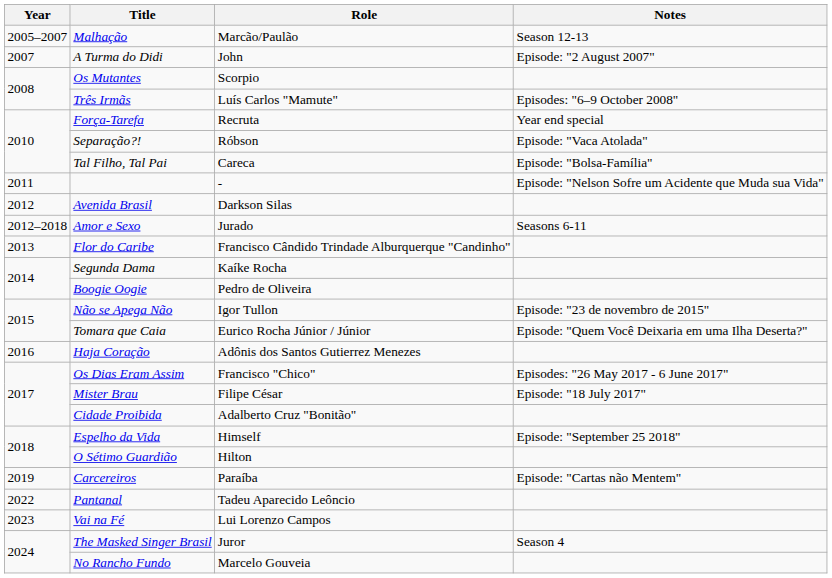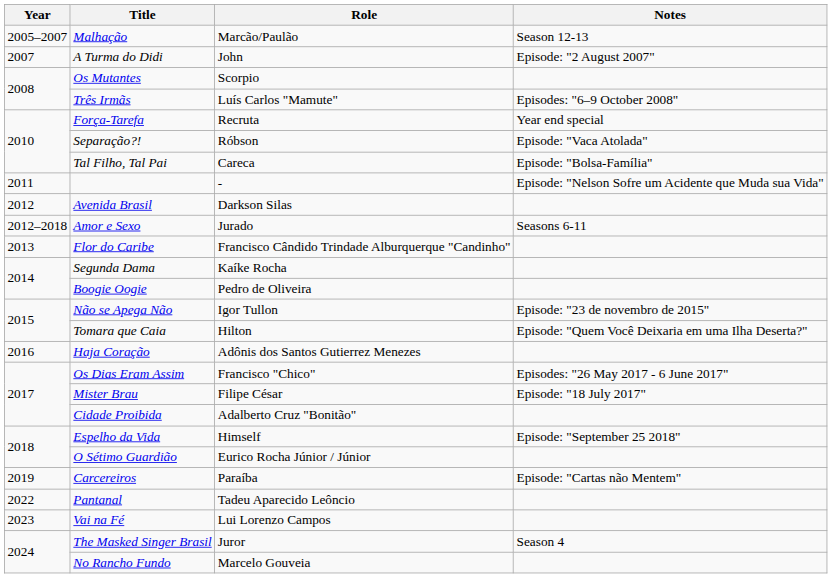(294, 330) Eurico Rocha Júnior / Júnior -> (235, 330) Hilton
(235, 457) Hilton -> (294, 457) Eurico Rocha Júnior / Júnior
